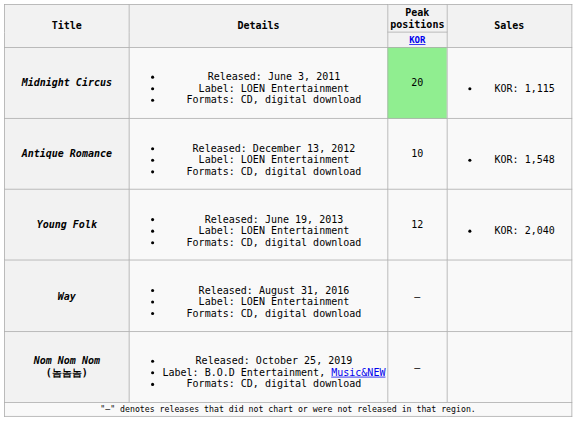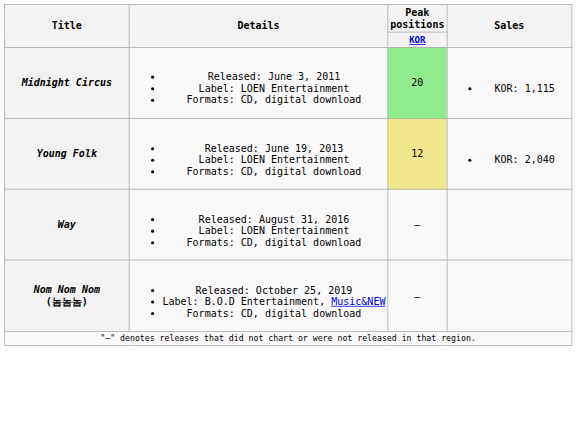- row: (67, 154)
(417, 225) no background -> (417, 154) khaki background
